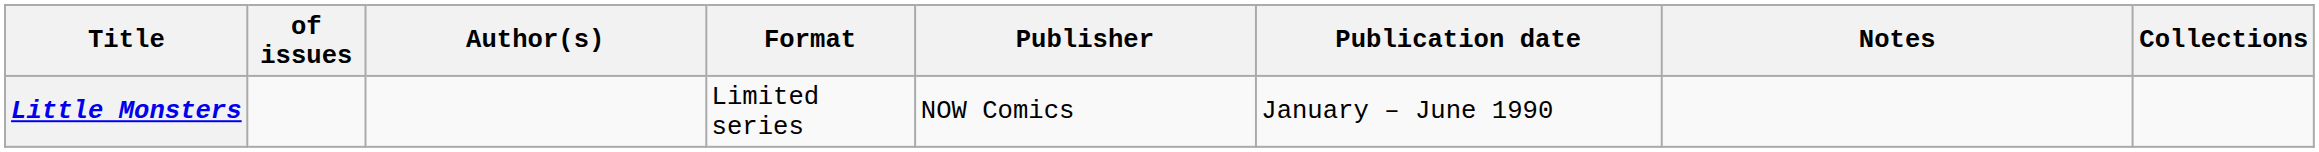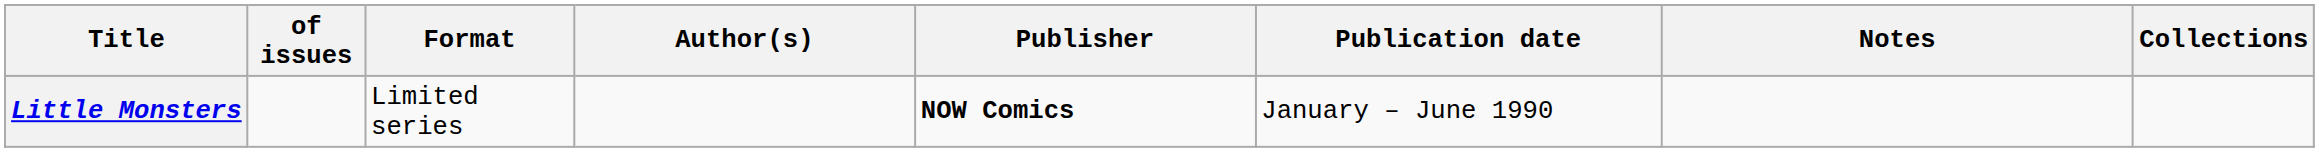columns swapped: (810, 41) <-> (535, 41)
(998, 112) normal -> (998, 112) bold
